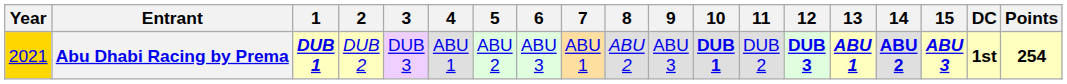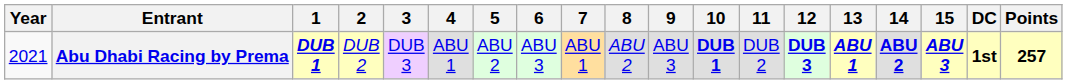(28, 55) gold background -> (28, 55) no background
(1032, 55) 254 -> (1032, 55) 257
